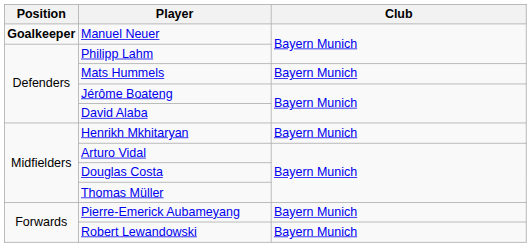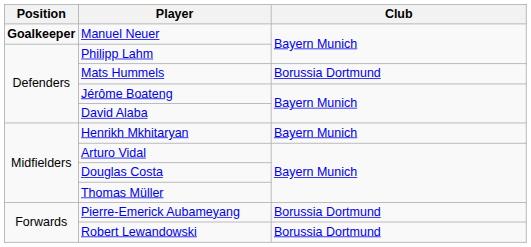(316, 73) Bayern Munich -> (327, 73) Borussia Dortmund
(316, 212) Bayern Munich -> (327, 212) Borussia Dortmund
(316, 232) Bayern Munich -> (327, 232) Borussia Dortmund
